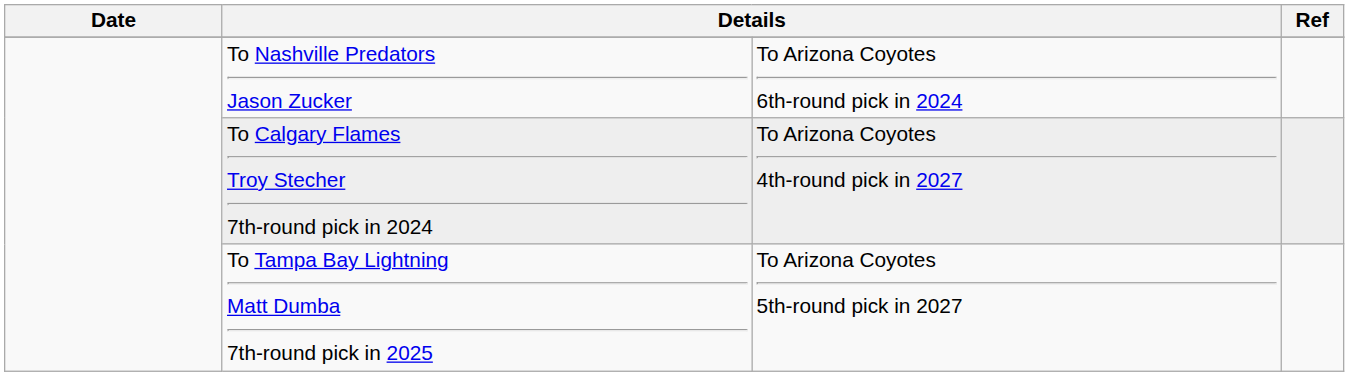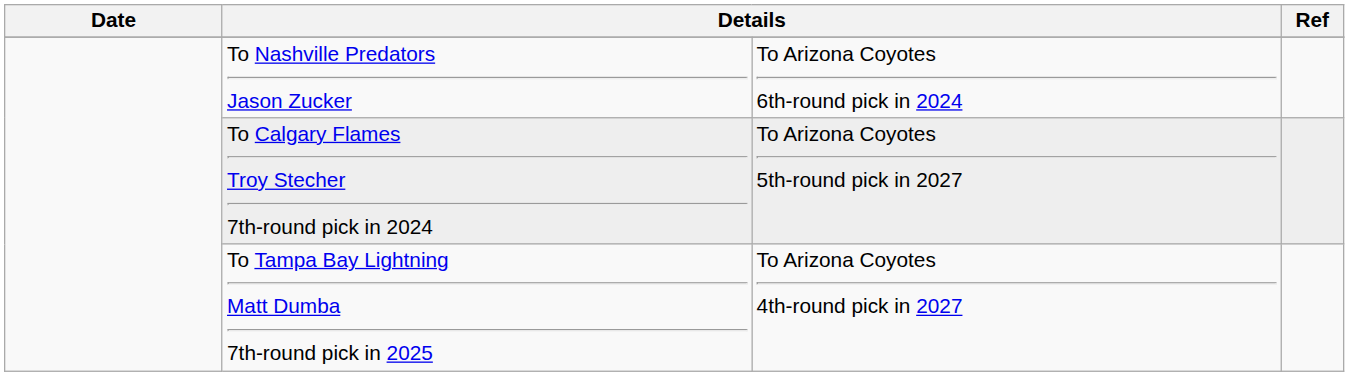(1017, 157) To Arizona Coyotes 4th-round pick in 2027 -> (1017, 157) To Arizona Coyotes 5th-round pick in 2027
(1017, 283) To Arizona Coyotes 5th-round pick in 2027 -> (1017, 283) To Arizona Coyotes 4th-round pick in 2027
